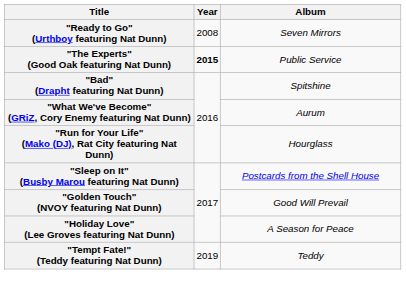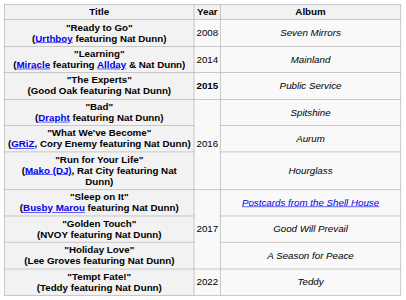+ row: (99, 59)
(207, 255) 2019 -> (207, 282) 2022
